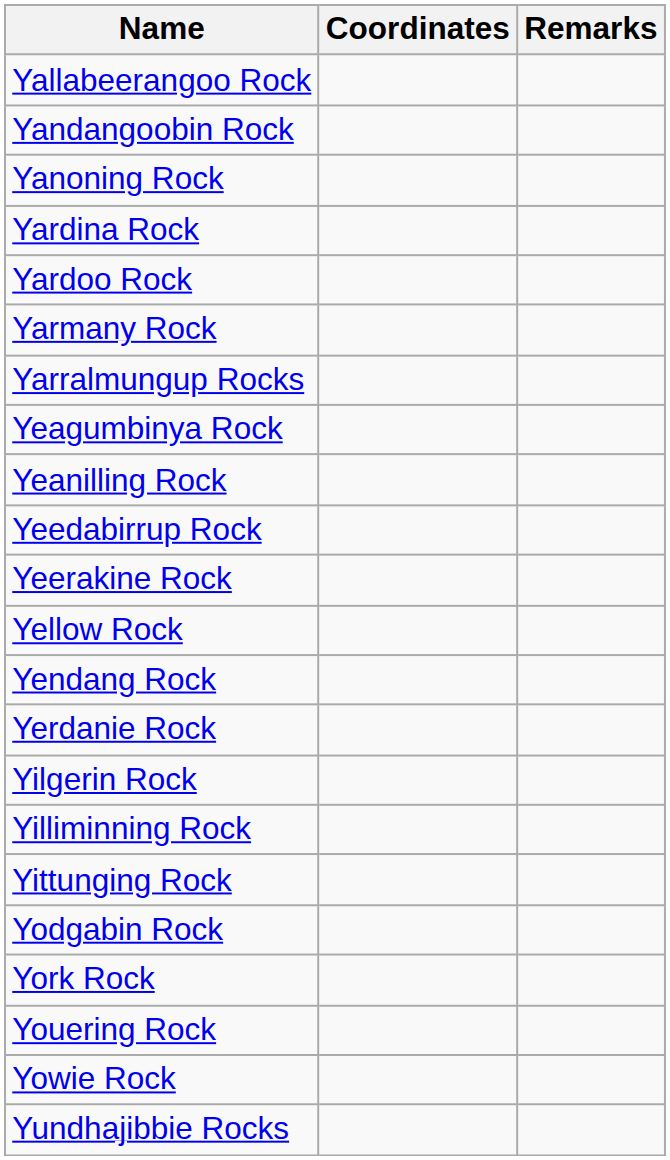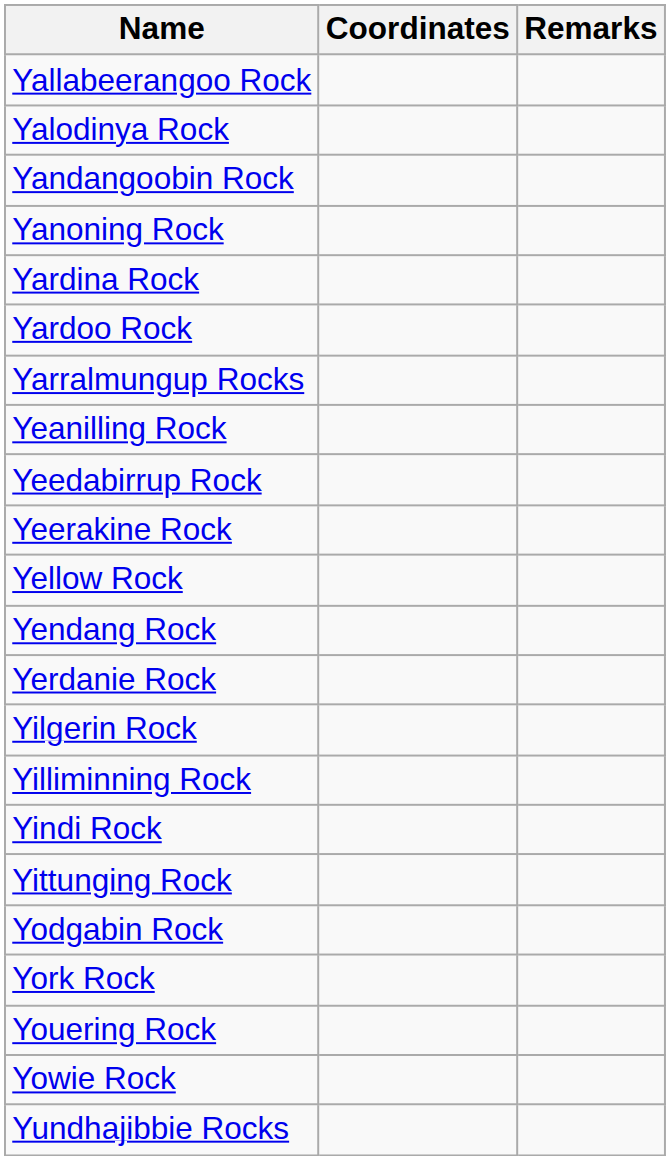+ row: (121, 129)
- row: (114, 329)
- row: (147, 429)
+ row: (87, 829)
